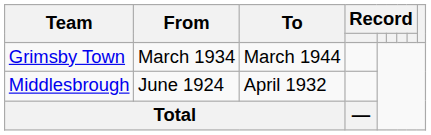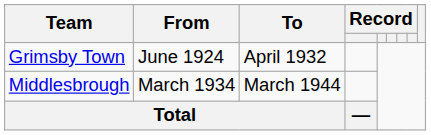(187, 56) March 1934 -> (181, 56) June 1924
(292, 56) March 1944 -> (285, 56) April 1932
(181, 85) June 1924 -> (187, 85) March 1934
(285, 85) April 1932 -> (292, 85) March 1944
